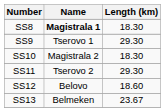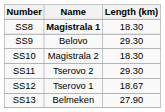(73, 42) Tserovo 1 -> (73, 42) Belovo
(73, 86) Belovo -> (73, 86) Tserovo 1
(131, 86) 18.60 -> (131, 86) 18.67
(131, 101) 23.67 -> (131, 101) 27.90
